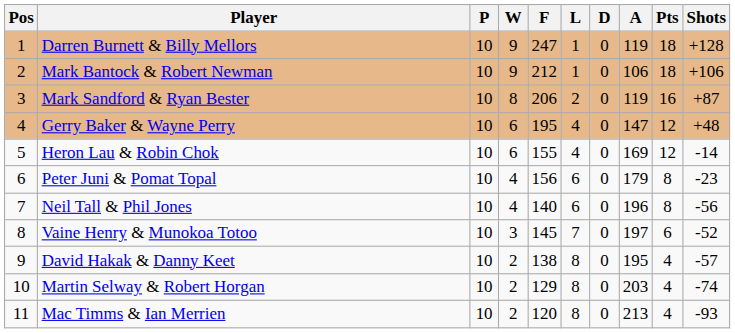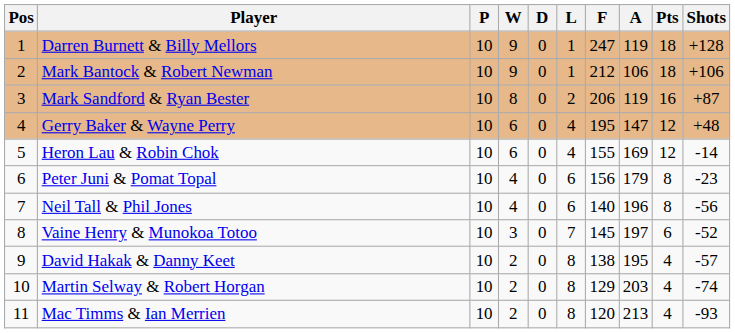columns swapped: (604, 17) <-> (544, 17)
